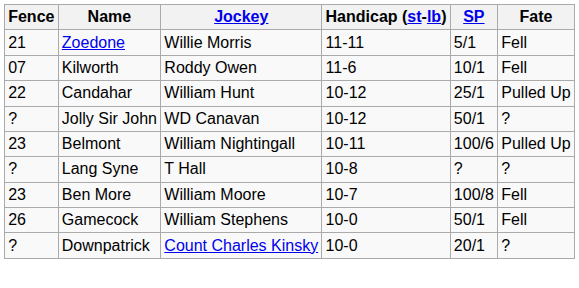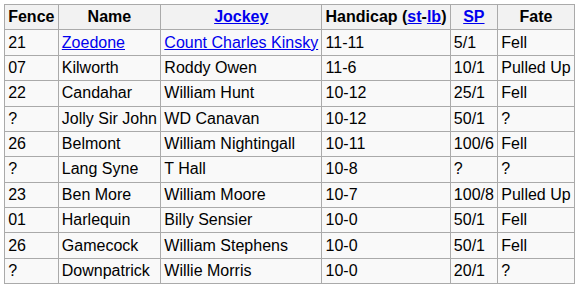(208, 42) Willie Morris -> (241, 42) Count Charles Kinsky
(514, 67) Fell -> (536, 67) Pulled Up
(536, 93) Pulled Up -> (514, 93) Fell
(17, 144) 23 -> (17, 144) 26
(536, 144) Pulled Up -> (514, 144) Fell
(514, 194) Fell -> (536, 194) Pulled Up
+ row: (96, 220)
(241, 245) Count Charles Kinsky -> (208, 270) Willie Morris
